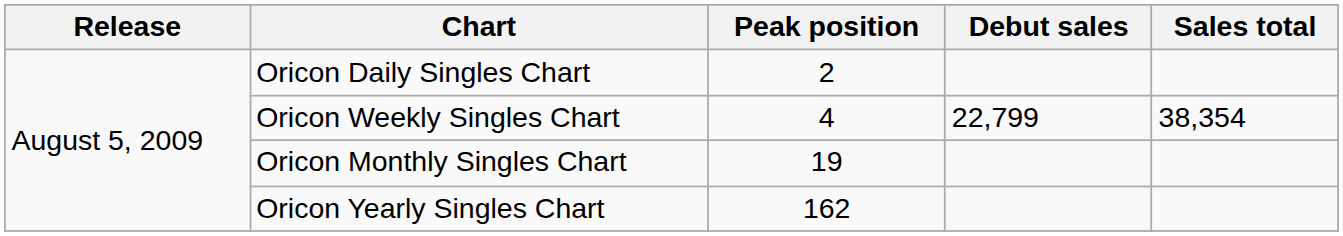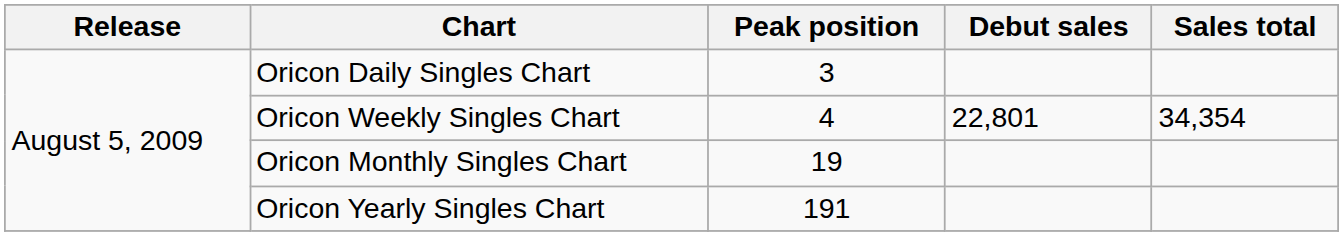(827, 72) 2 -> (827, 72) 3
(995, 117) 22,799 -> (995, 117) 22,801
(1202, 117) 38,354 -> (1202, 117) 34,354
(827, 207) 162 -> (827, 207) 191
